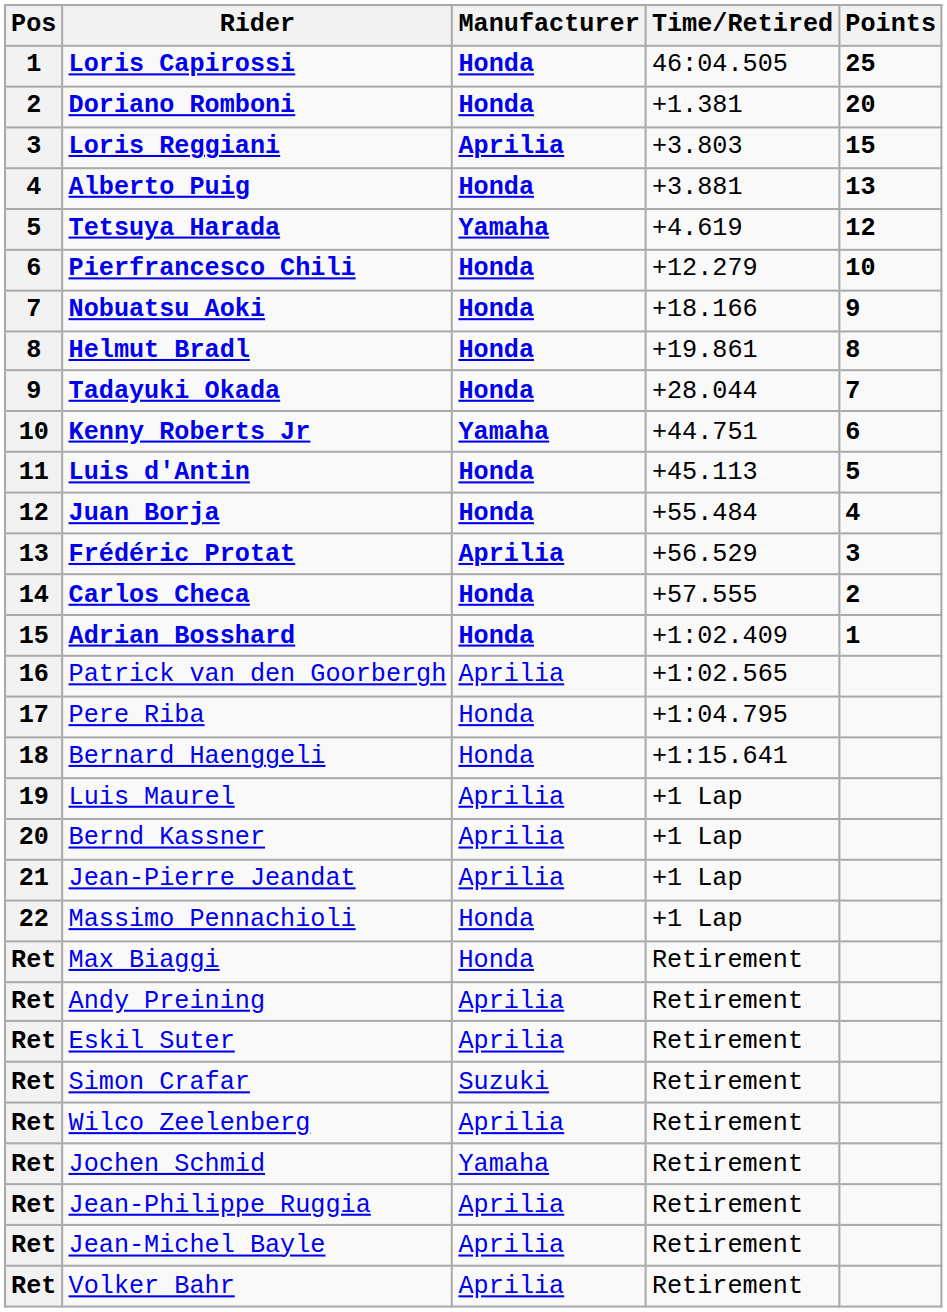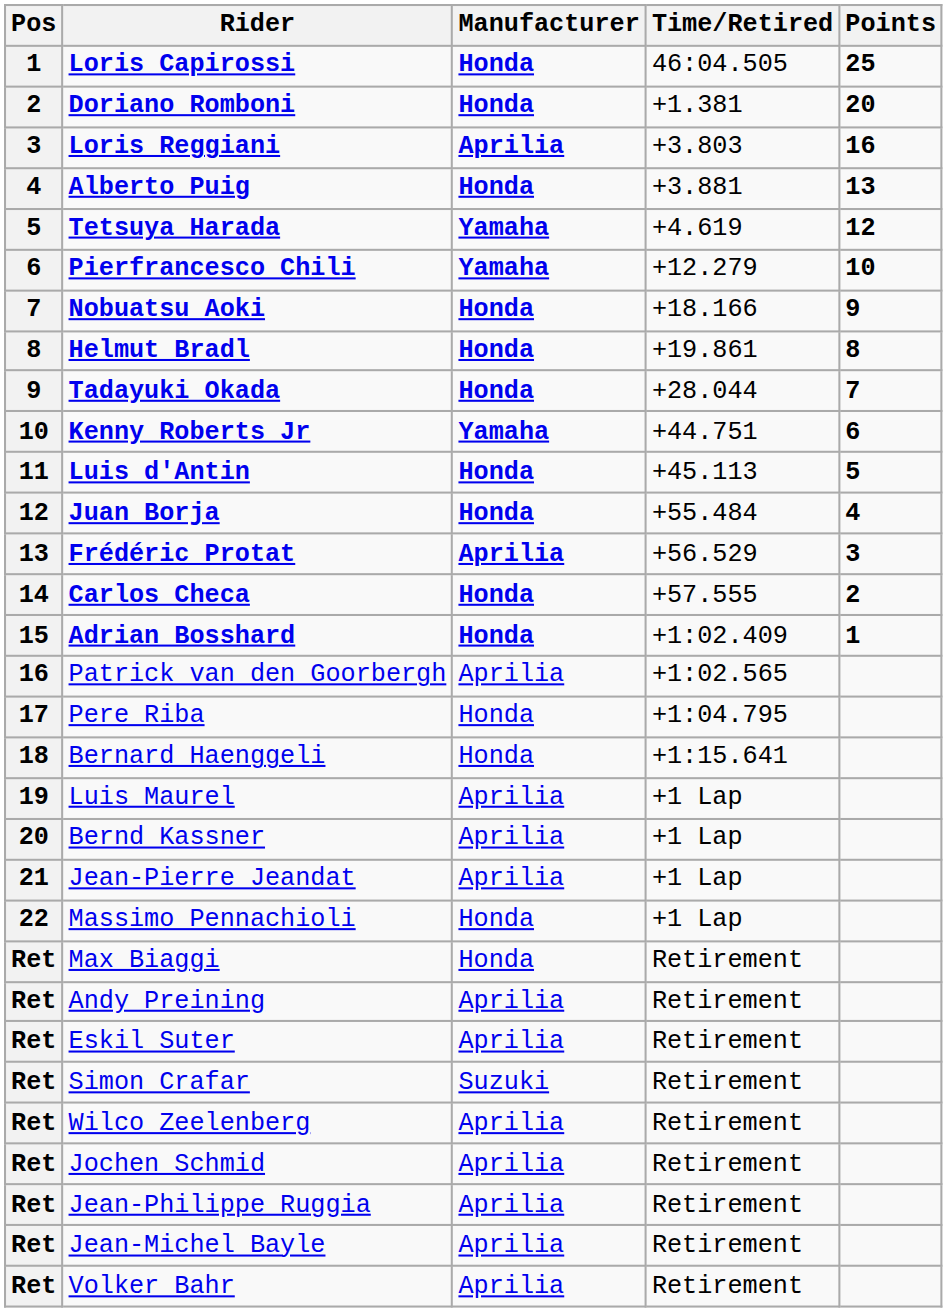(860, 148) 15 -> (860, 148) 16
(496, 270) Honda -> (504, 270) Yamaha
(504, 1165) Yamaha -> (511, 1165) Aprilia
